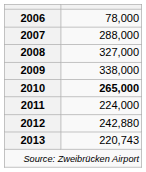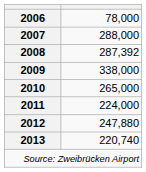(119, 53) 327,000 -> (119, 53) 287,392
(119, 88) bold -> (119, 88) normal
(119, 123) 242,880 -> (119, 123) 247,880
(119, 140) 220,743 -> (119, 140) 220,740
